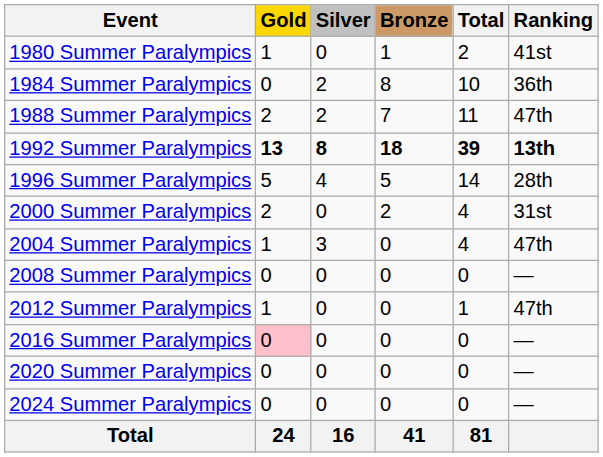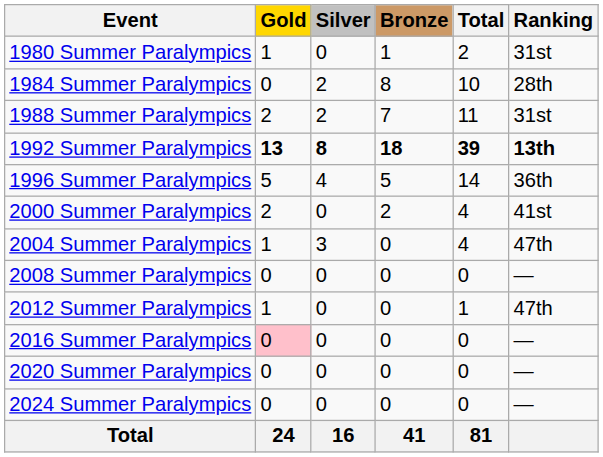(533, 52) 41st -> (533, 52) 31st
(533, 84) 36th -> (533, 84) 28th
(533, 116) 47th -> (533, 116) 31st
(533, 180) 28th -> (533, 180) 36th
(533, 212) 31st -> (533, 212) 41st
